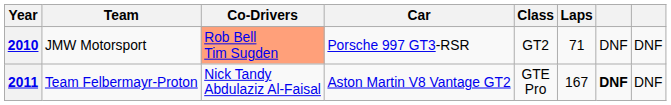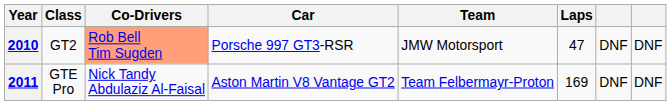columns swapped: (121, 16) <-> (536, 16)
(577, 45) 71 -> (577, 45) 47
(577, 83) 167 -> (577, 83) 169
(613, 83) bold -> (613, 83) normal
